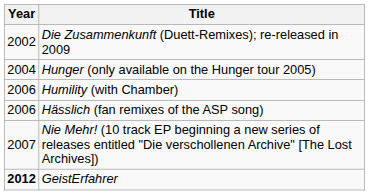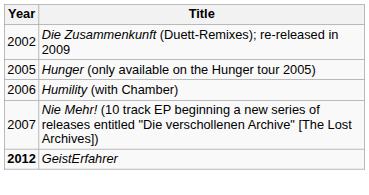(22, 69) 2004 -> (22, 69) 2005
- row: (153, 110)
